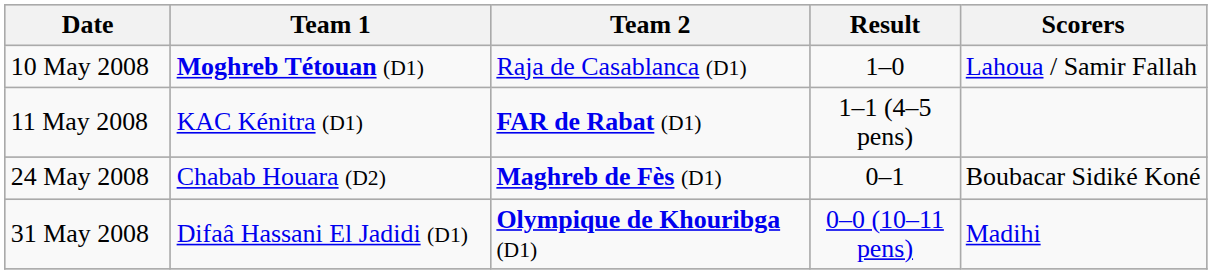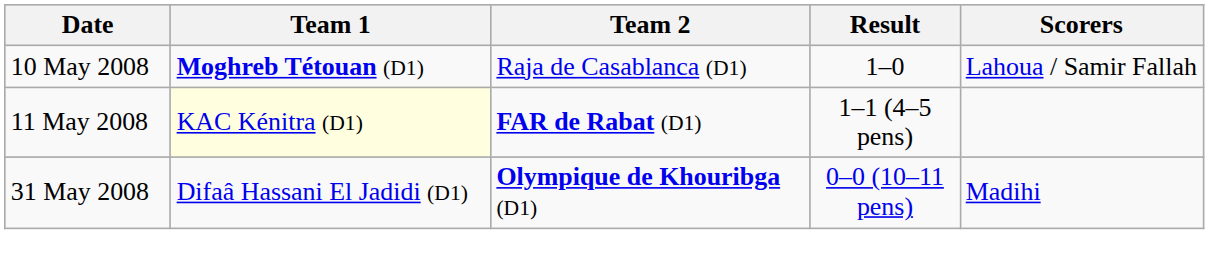(270, 121) no background -> (270, 121) lightyellow background
- row: (80, 177)
